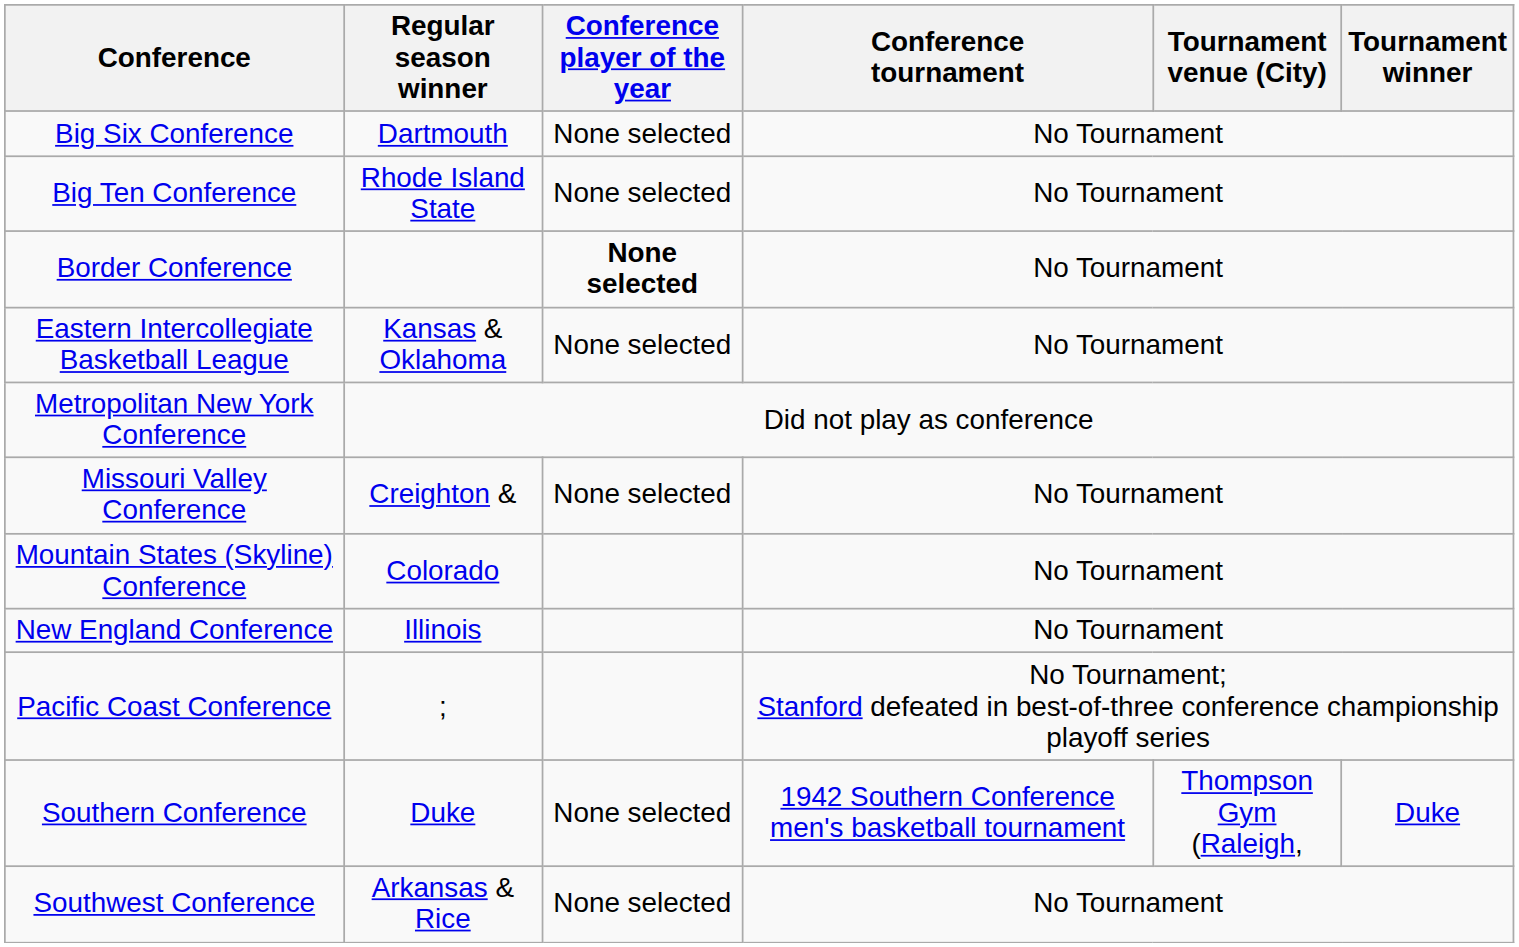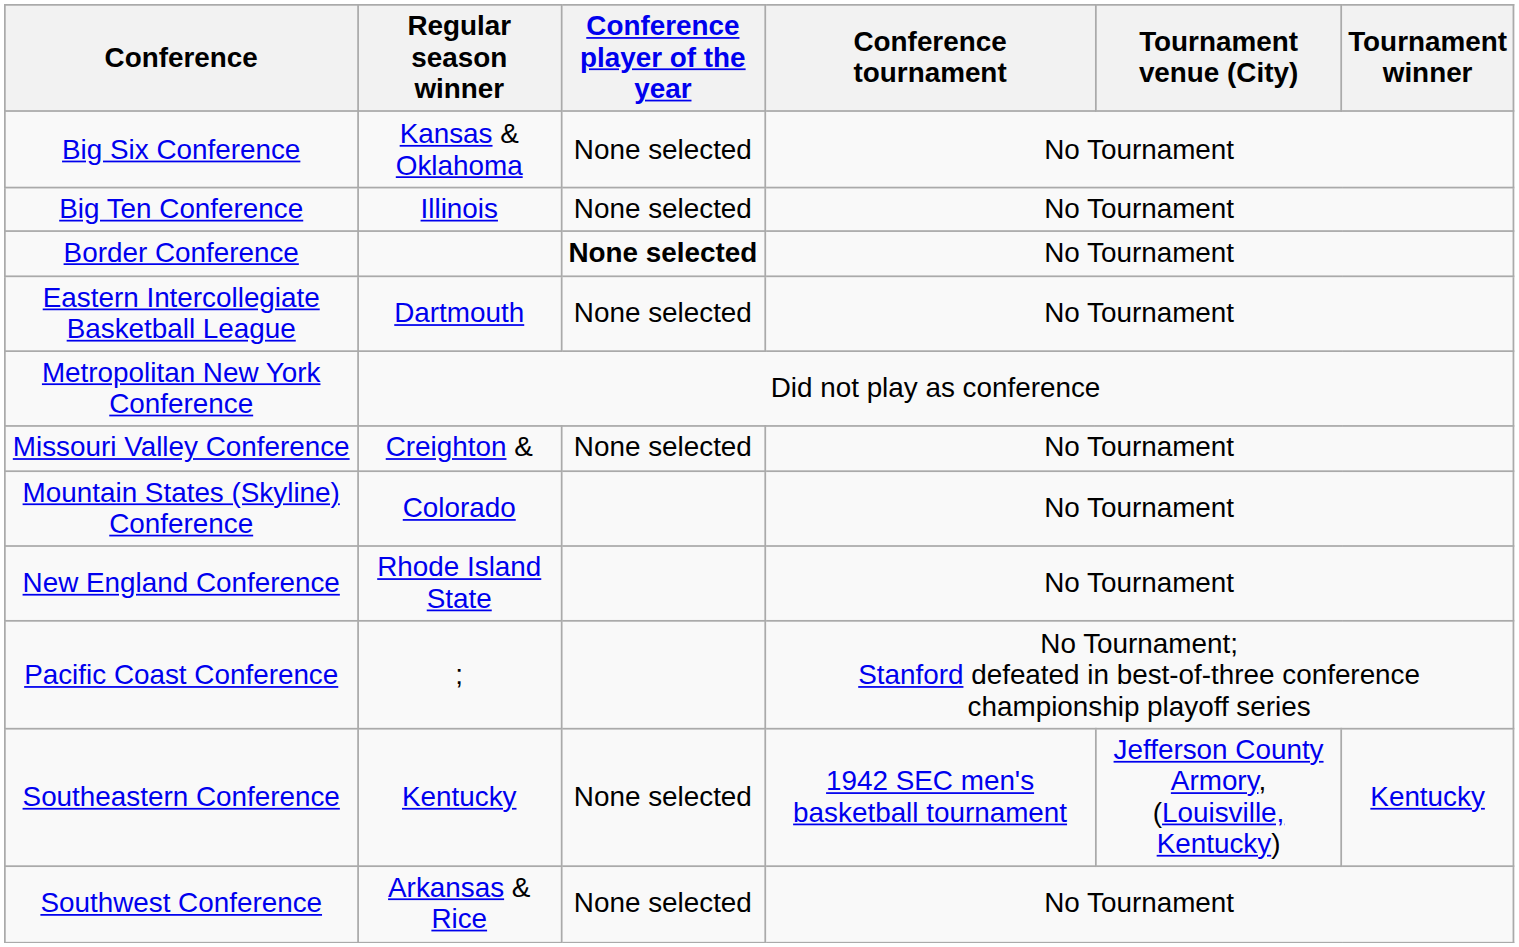(443, 133) Dartmouth -> (459, 149) Kansas & Oklahoma
(443, 193) Rhode Island State -> (459, 208) Illinois
(443, 344) Kansas & Oklahoma -> (459, 312) Dartmouth
(443, 630) Illinois -> (459, 583) Rhode Island State
+ row: (181, 796)
- row: (174, 812)
